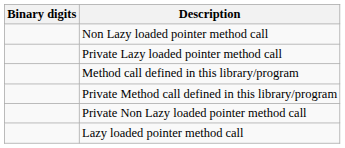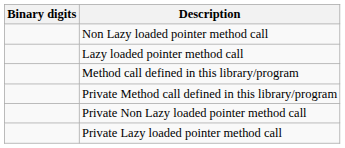rows swapped: (163, 133) <-> (182, 53)
